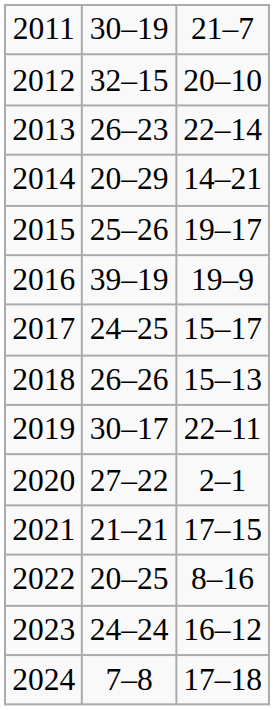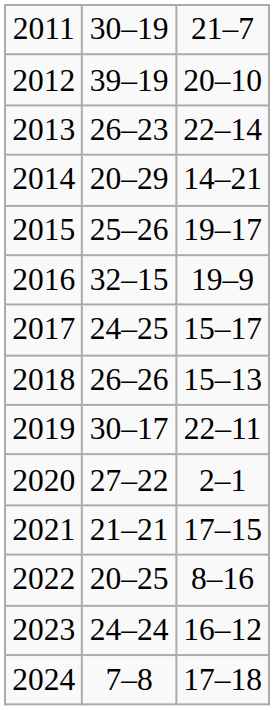(129, 79) 32–15 -> (129, 79) 39–19
(129, 279) 39–19 -> (129, 279) 32–15
